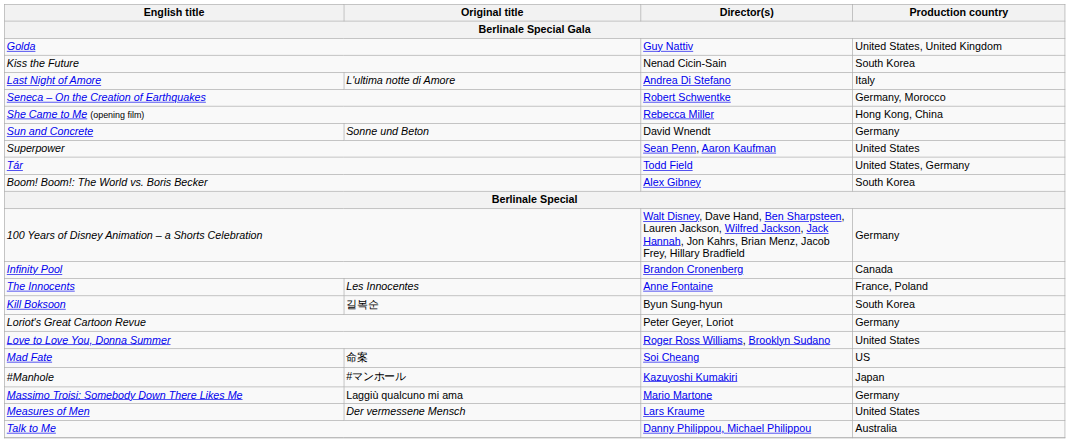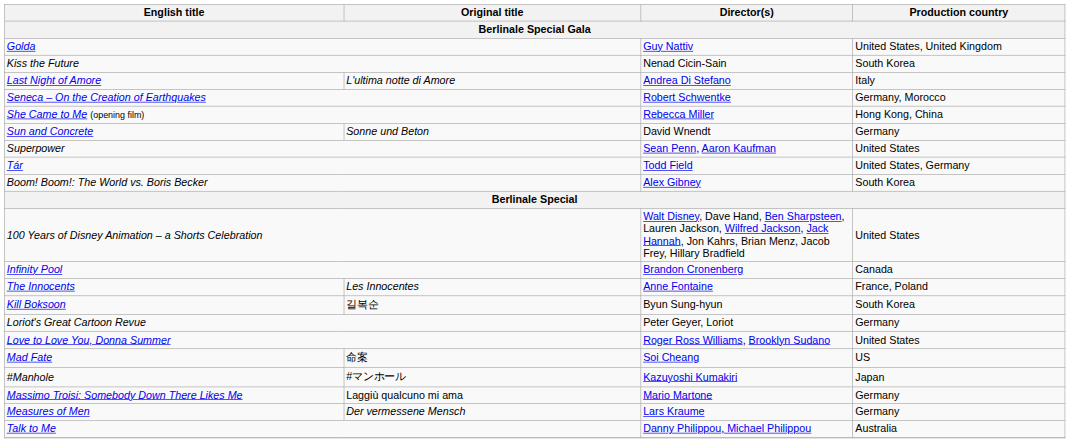(877, 235) Germany -> (887, 235) United States
(887, 412) United States -> (877, 412) Germany
